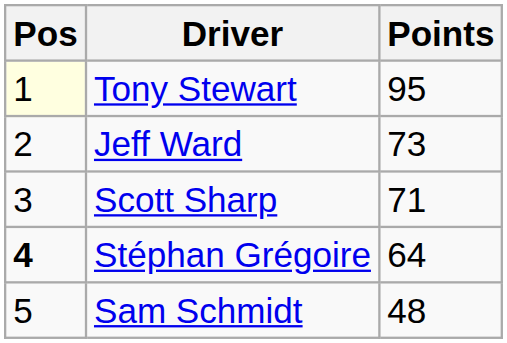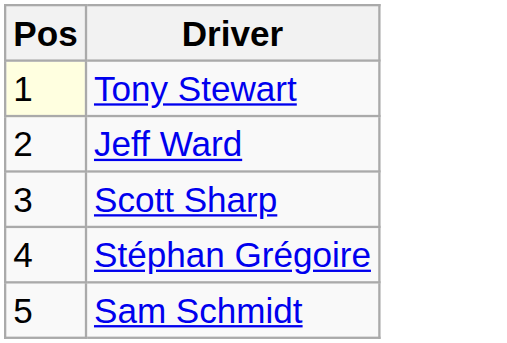- column: (441, 33)
(23, 255) bold -> (23, 255) normal
